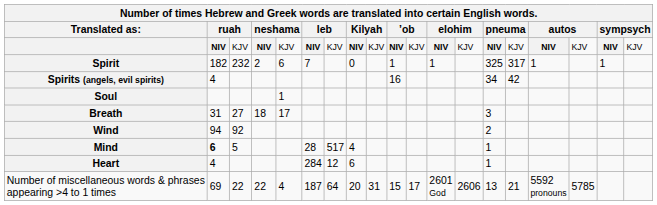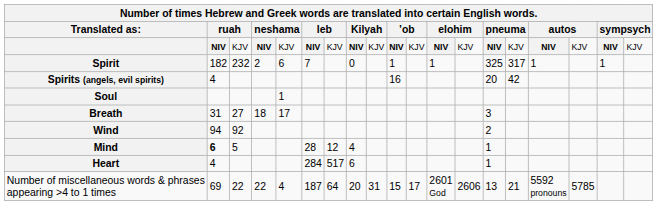(491, 80) 34 -> (491, 80) 20
(335, 147) 517 -> (333, 147) 12
(333, 164) 12 -> (335, 164) 517
